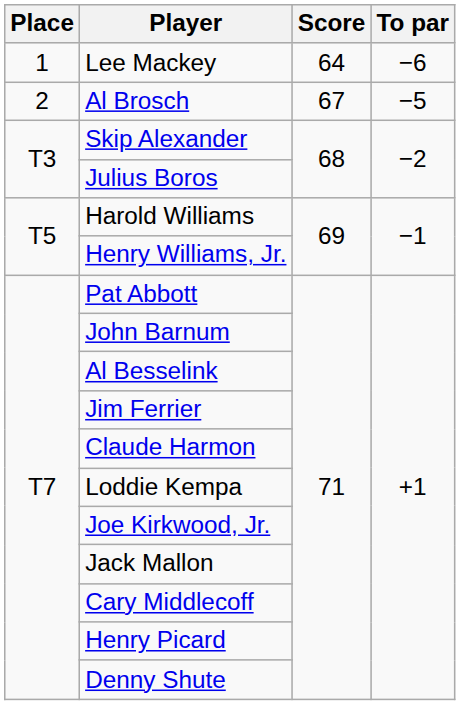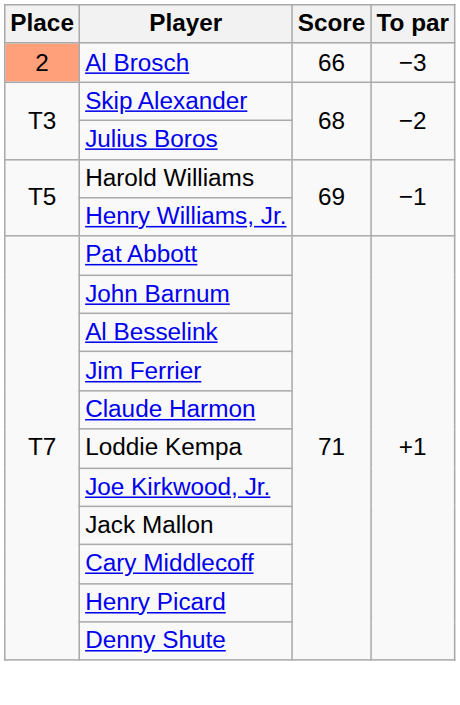- row: (151, 62)
(42, 100) no background -> (42, 62) lightsalmon background
(331, 100) 67 -> (331, 62) 66
(413, 100) −5 -> (413, 62) −3
